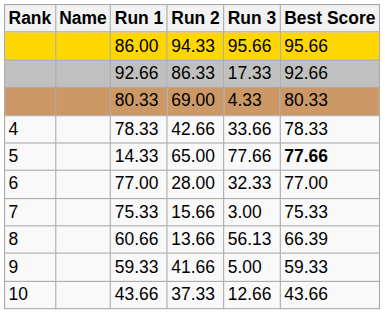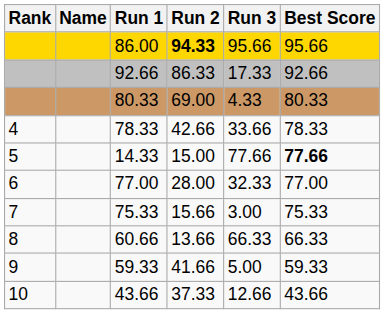(193, 45) normal -> (193, 45) bold
(193, 156) 65.00 -> (193, 156) 15.00
(250, 239) 56.13 -> (250, 239) 66.33
(306, 239) 66.39 -> (306, 239) 66.33
